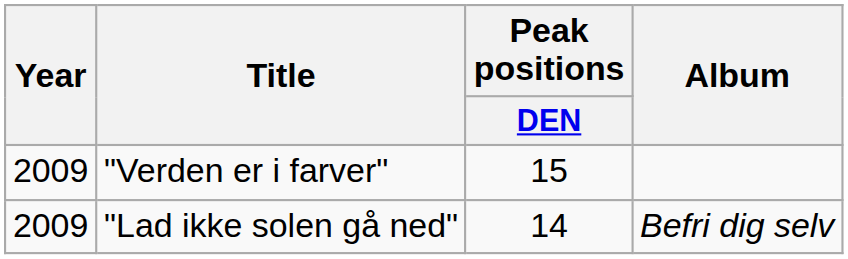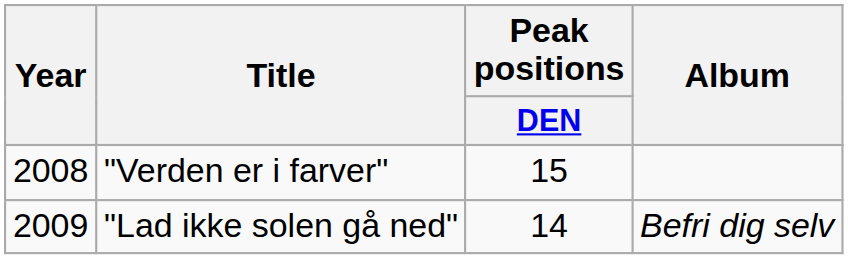(51, 171) 2009 -> (51, 171) 2008
